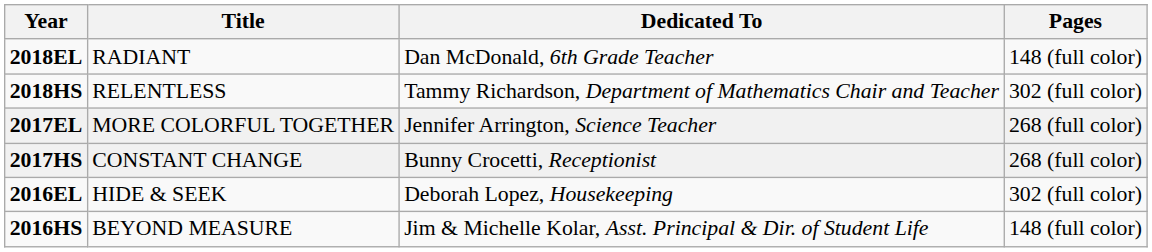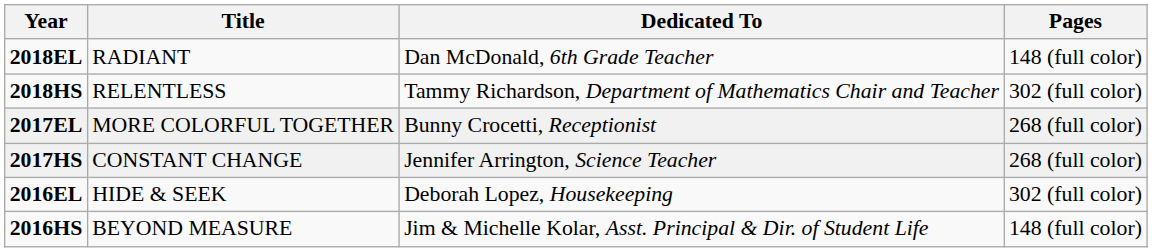(560, 125) Jennifer Arrington, Science Teacher -> (530, 125) Bunny Crocetti, Receptionist
(530, 159) Bunny Crocetti, Receptionist -> (560, 159) Jennifer Arrington, Science Teacher
